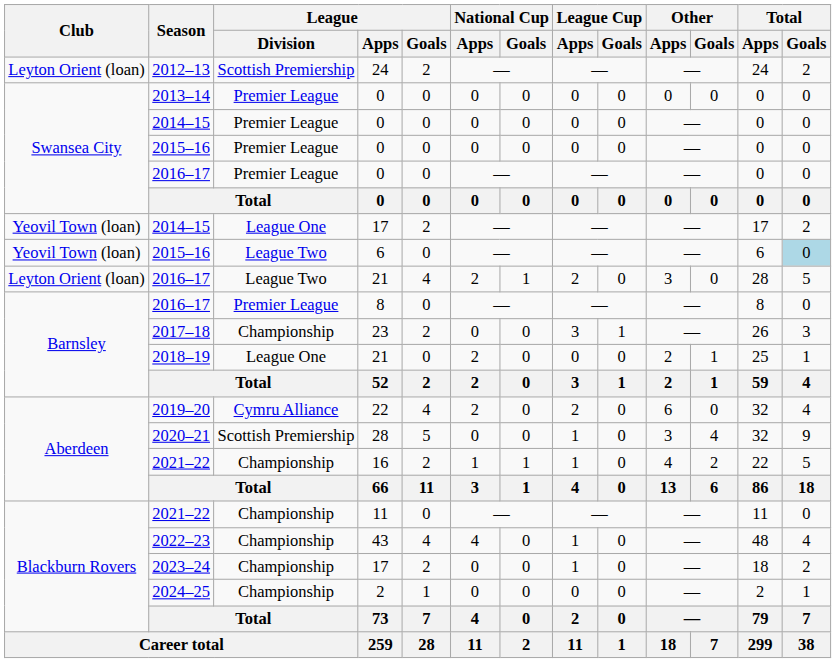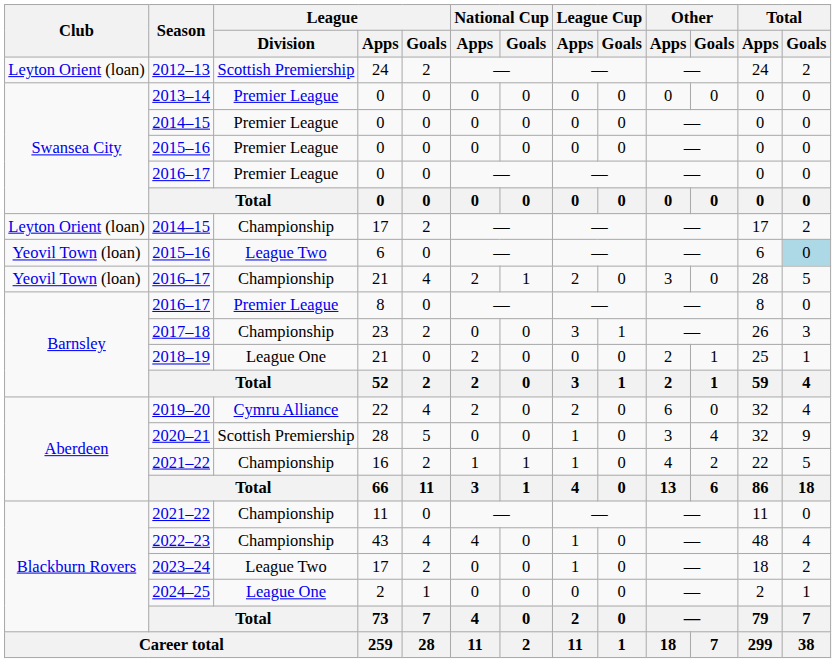(76, 226) Yeovil Town (loan) -> (77, 226) Leyton Orient (loan)
(286, 226) League One -> (286, 226) Championship
(77, 278) Leyton Orient (loan) -> (76, 278) Yeovil Town (loan)
(286, 278) League Two -> (286, 278) Championship
(286, 566) Championship -> (286, 566) League Two
(286, 592) Championship -> (286, 592) League One
